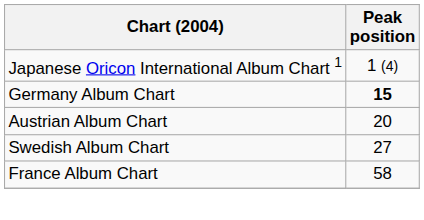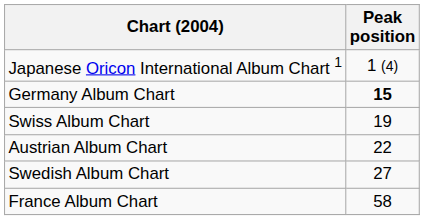+ row: (79, 121)
(383, 121) 20 -> (383, 147) 22
